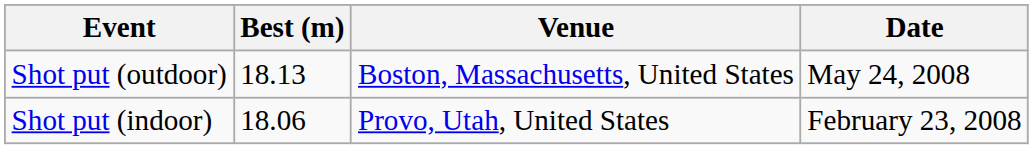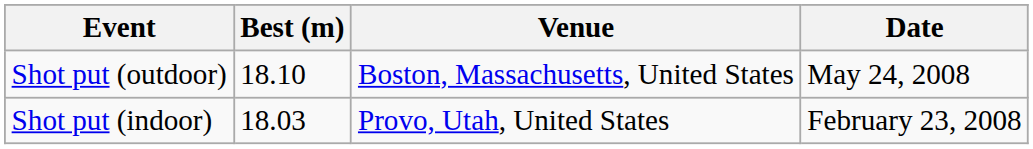(273, 73) 18.13 -> (273, 73) 18.10
(273, 119) 18.06 -> (273, 119) 18.03
